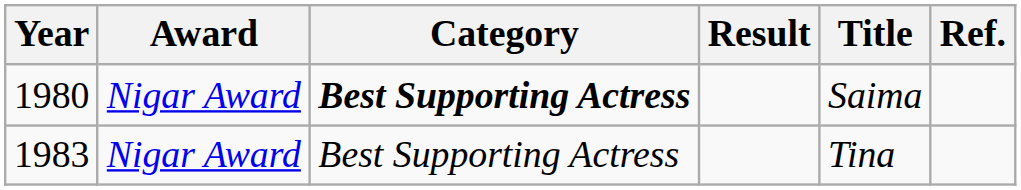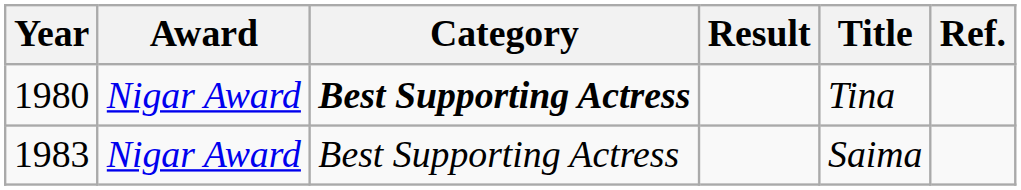(875, 94) Saima -> (862, 94) Tina
(862, 154) Tina -> (875, 154) Saima
